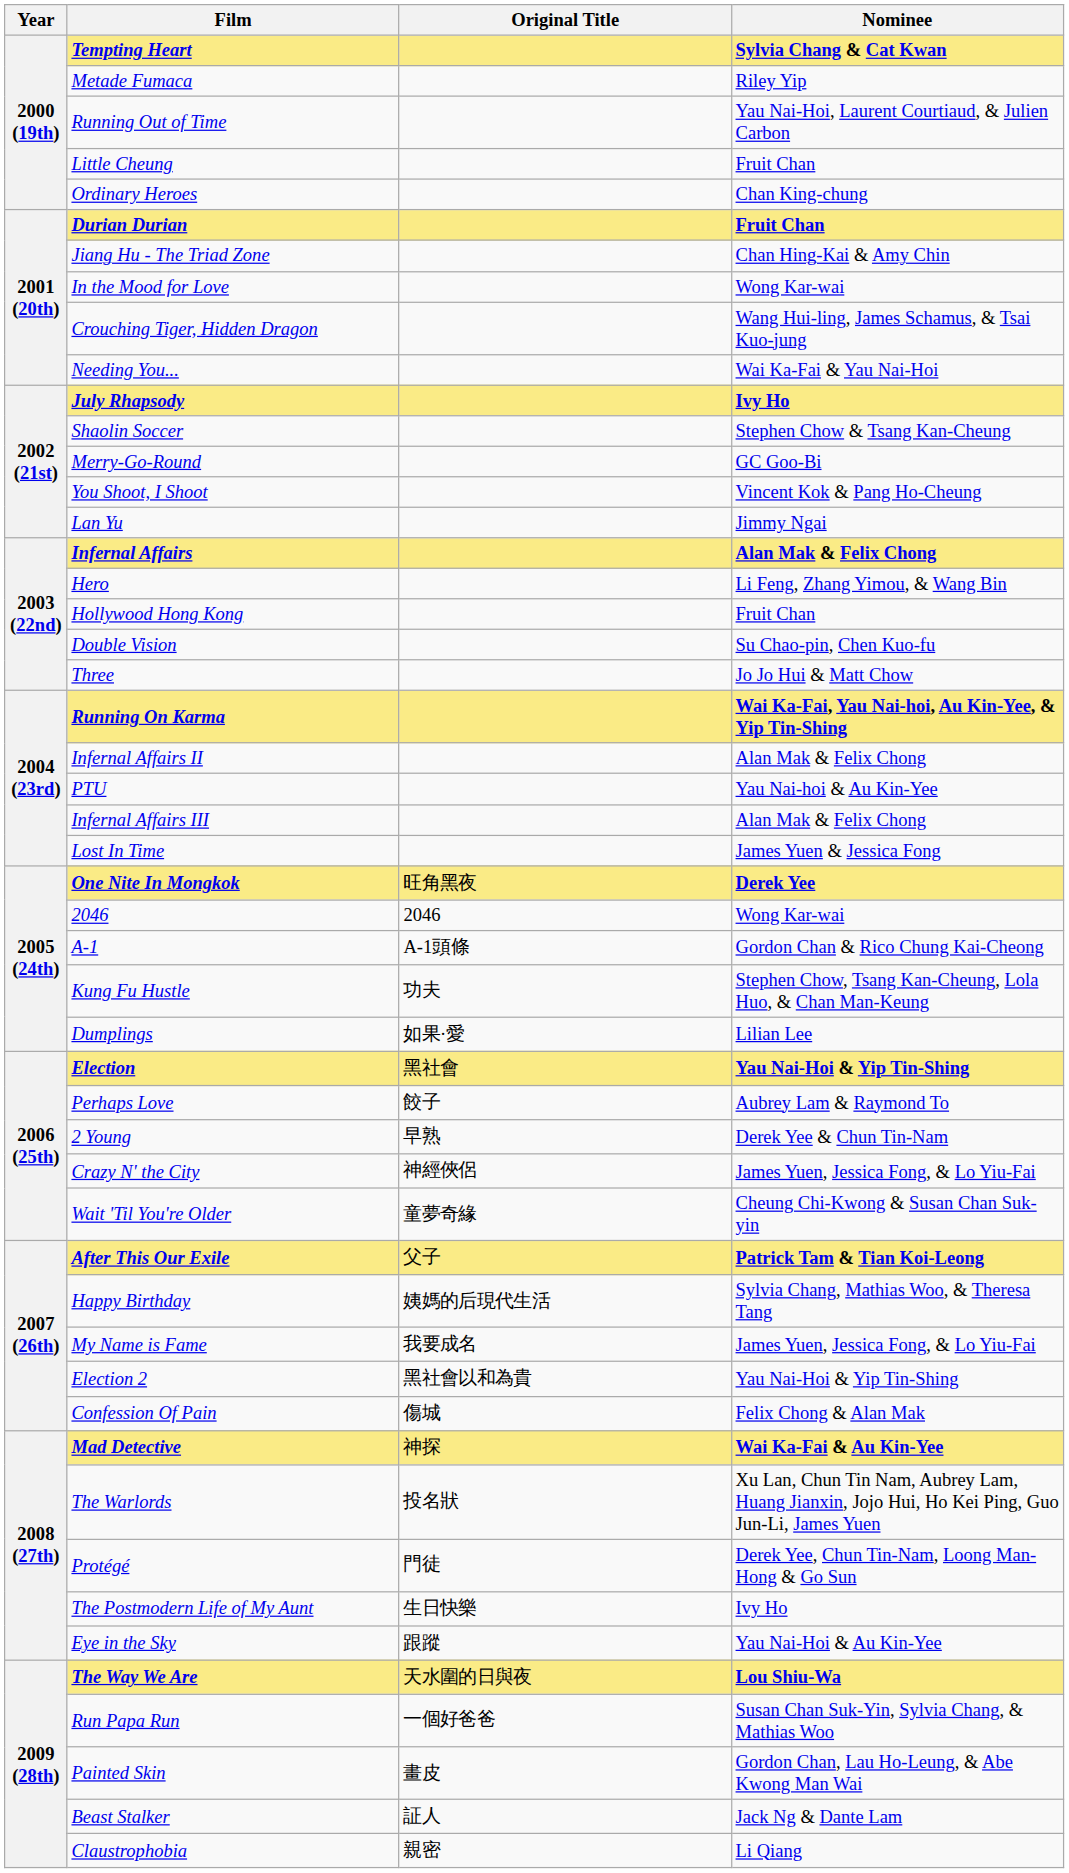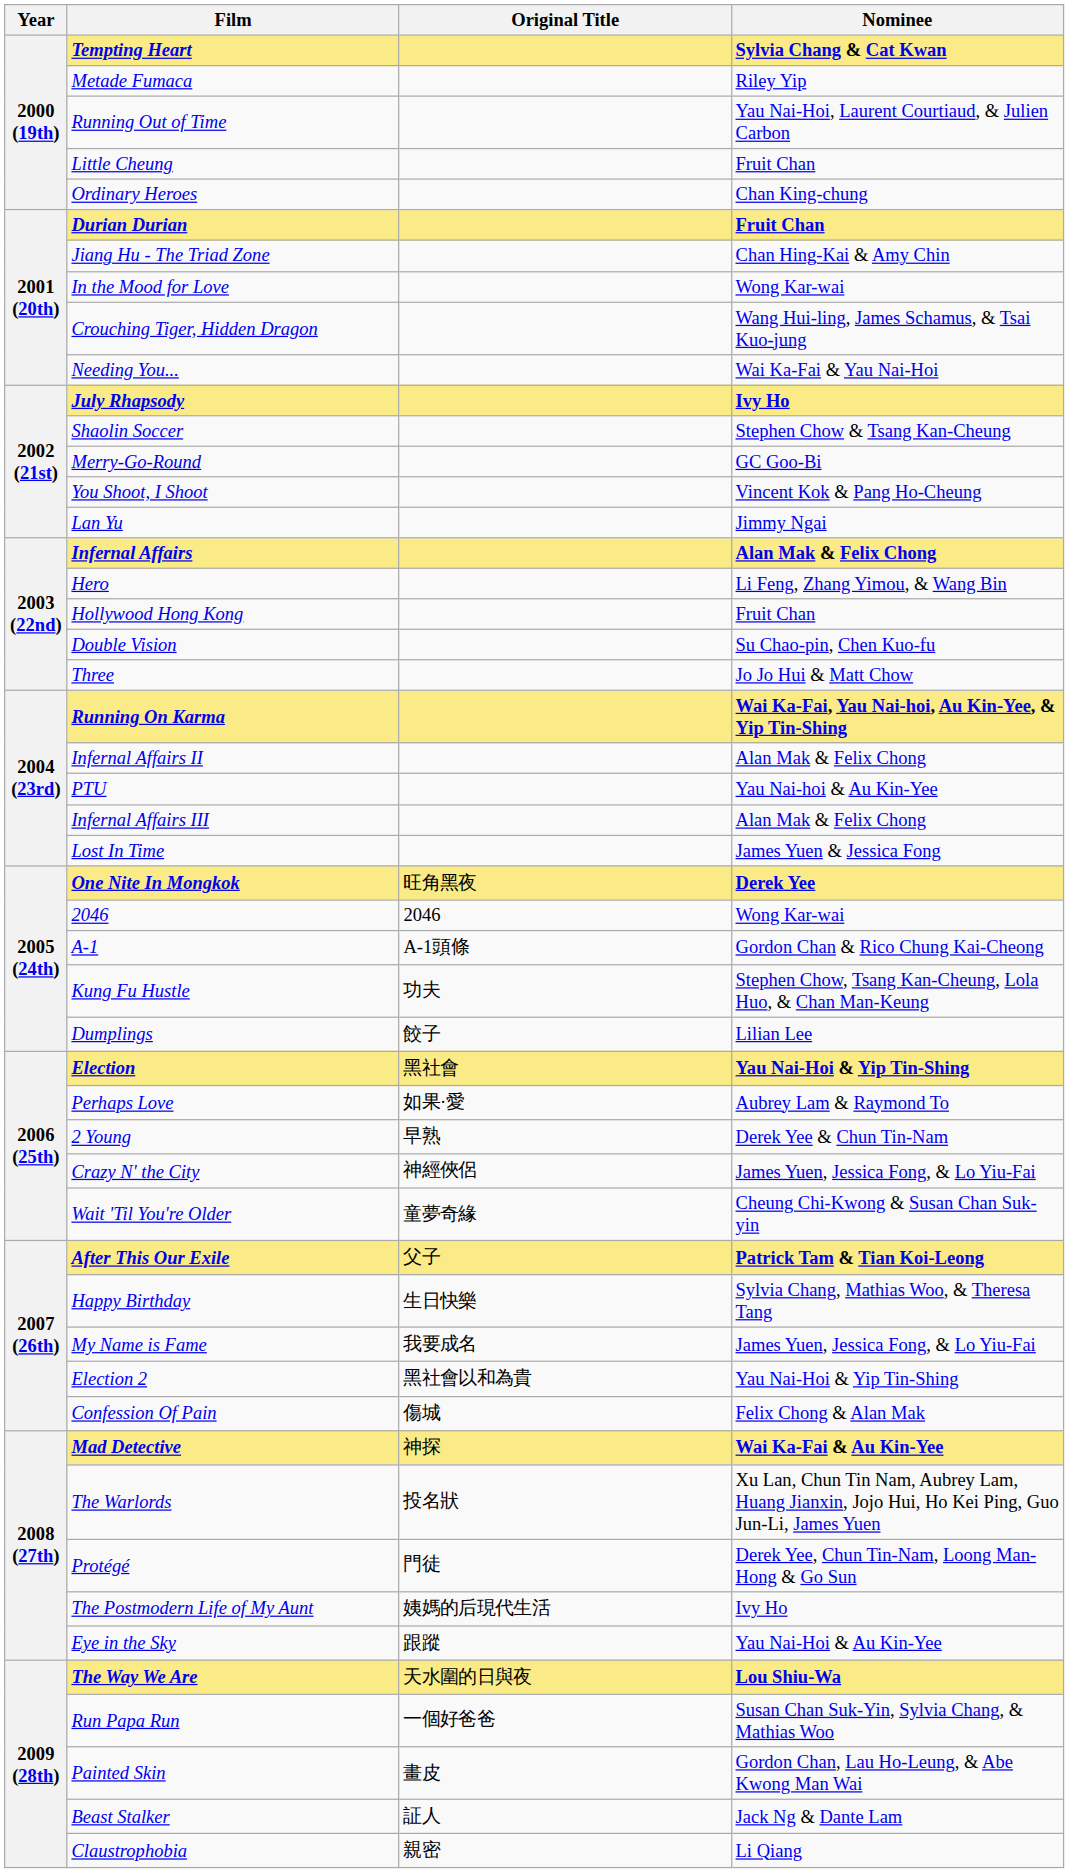(434, 1033) 如果·愛 -> (422, 1033) 餃子
(422, 1102) 餃子 -> (434, 1102) 如果·愛
(477, 1300) 姨媽的后現代生活 -> (440, 1300) 生日快樂
(440, 1608) 生日快樂 -> (477, 1608) 姨媽的后現代生活
